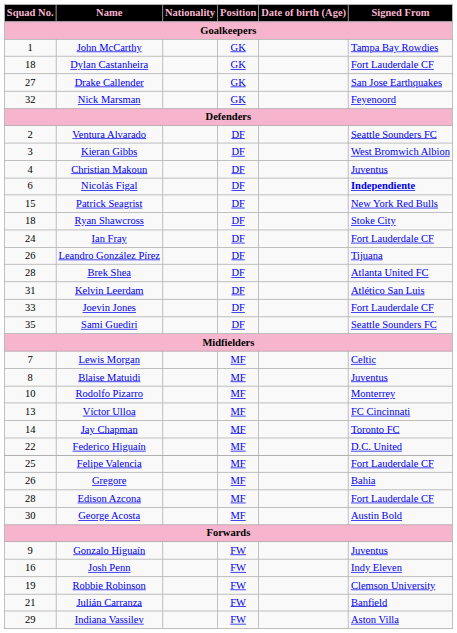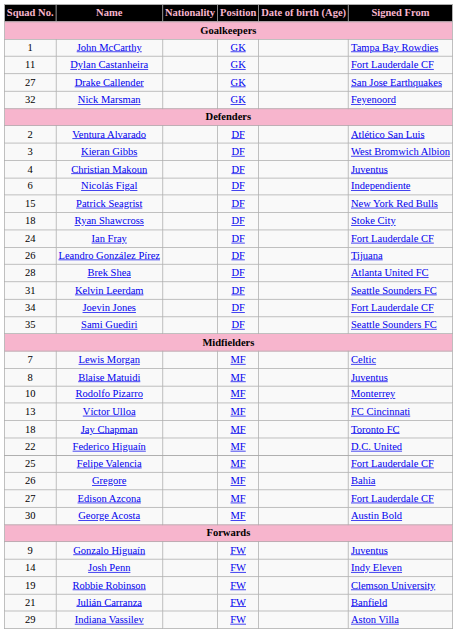(30, 65) 18 -> (30, 65) 11
(394, 134) Seattle Sounders FC -> (388, 134) Atlético San Luis
(383, 186) bold -> (381, 186) normal
(388, 290) Atlético San Luis -> (394, 290) Seattle Sounders FC
(30, 308) 33 -> (30, 308) 34
(30, 429) 14 -> (30, 429) 18
(30, 499) 28 -> (30, 499) 27
(30, 568) 16 -> (30, 568) 14
